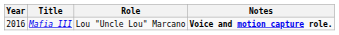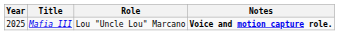(16, 24) 2016 -> (16, 24) 2025
